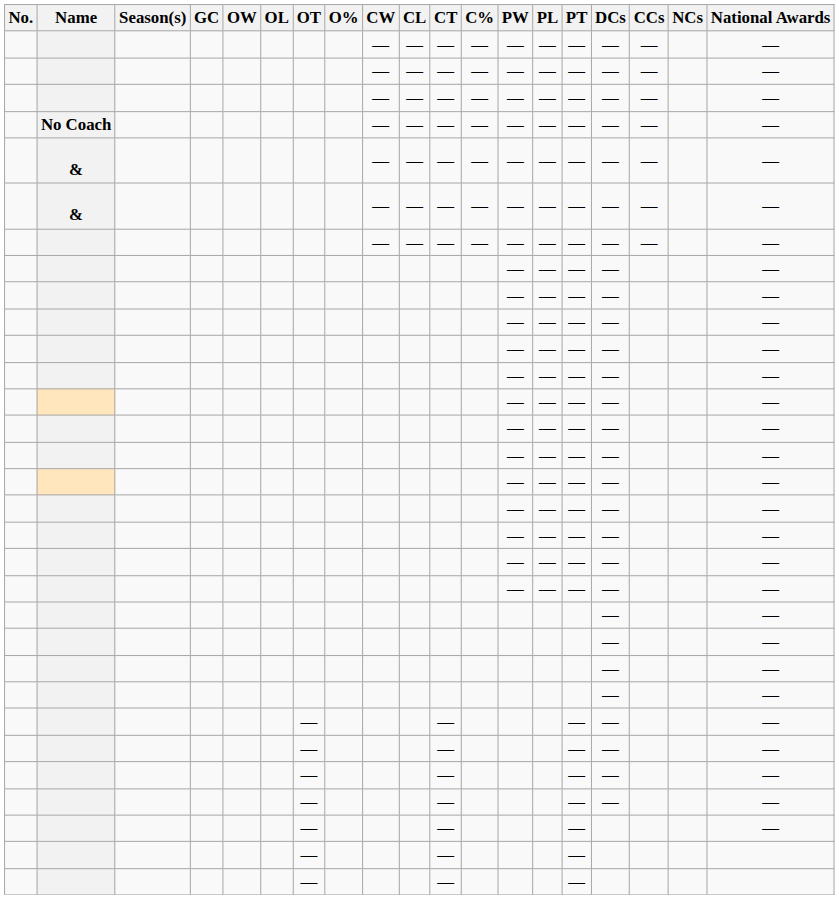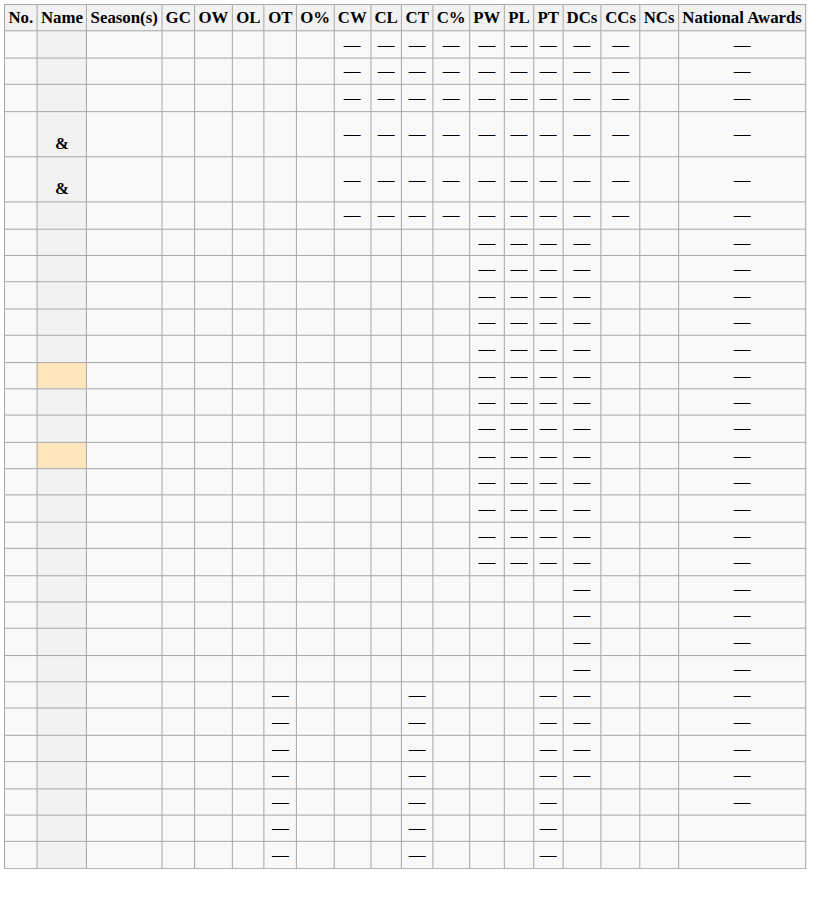- row: (21, 124)
